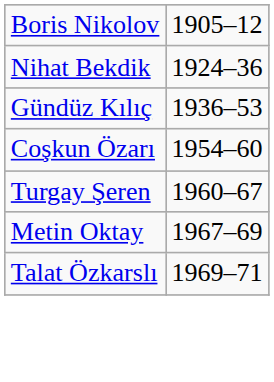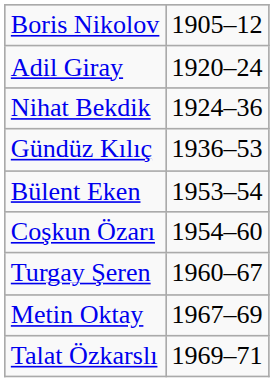+ row: (67, 66)
+ row: (76, 190)
